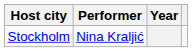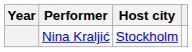columns swapped: (164, 15) <-> (39, 15)
